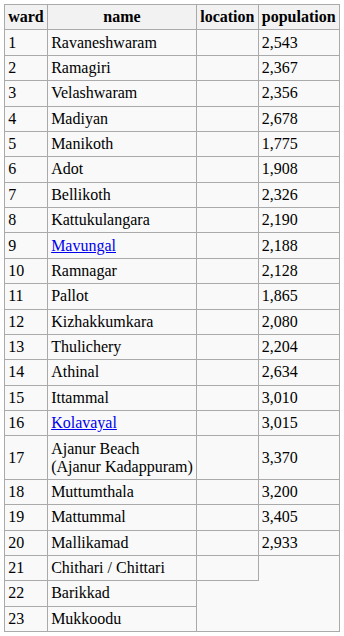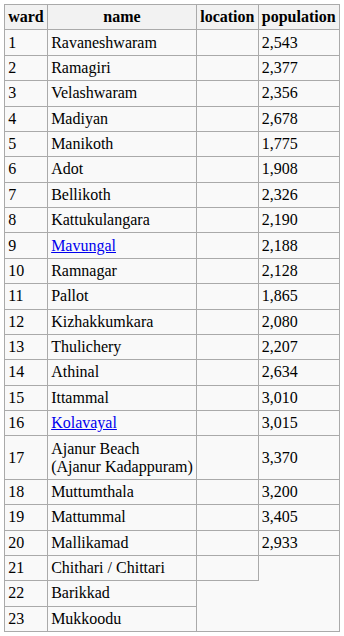(280, 67) 2,367 -> (280, 67) 2,377
(280, 347) 2,204 -> (280, 347) 2,207
